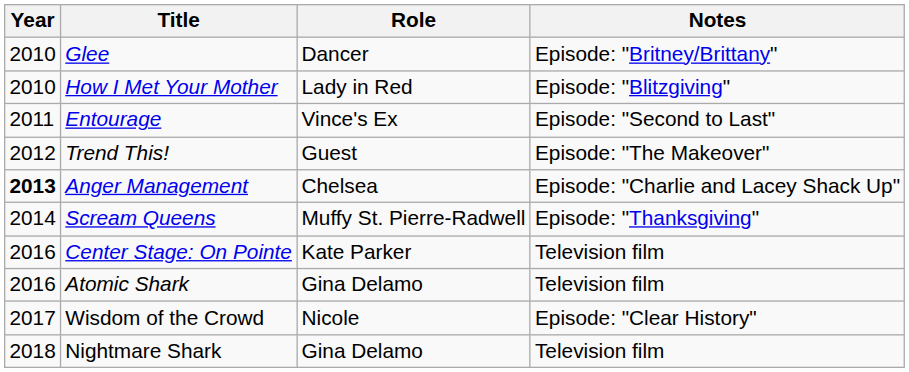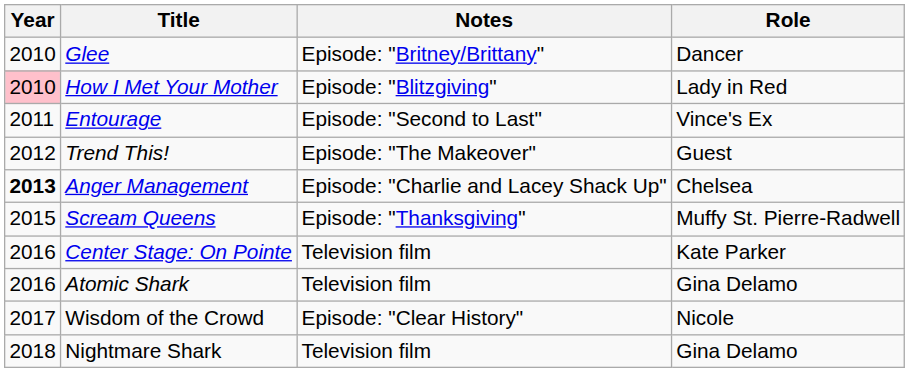columns swapped: (413, 20) <-> (718, 20)
(33, 86) no background -> (33, 86) pink background
(33, 218) 2014 -> (33, 218) 2015
